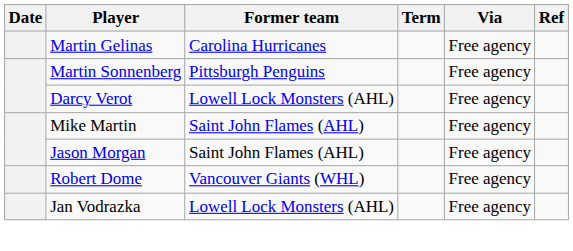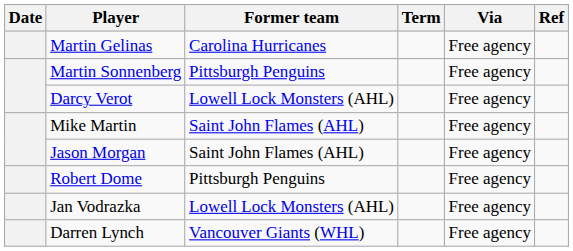(277, 179) Vancouver Giants (WHL) -> (257, 179) Pittsburgh Penguins
+ row: (97, 233)
